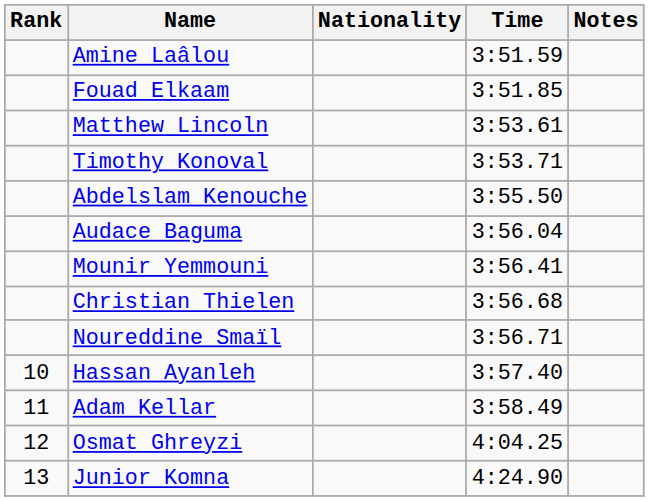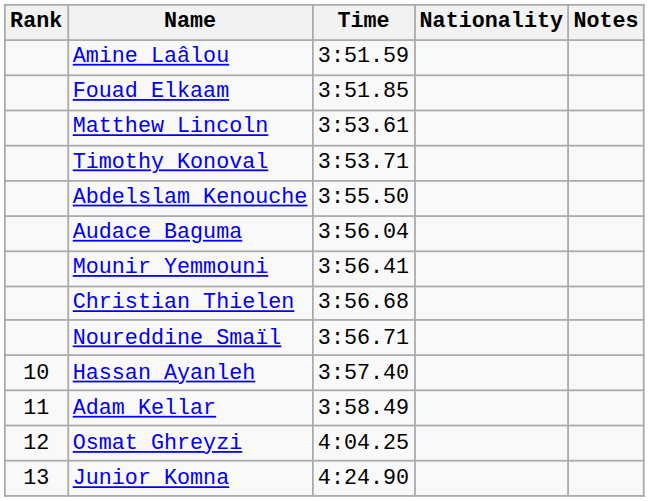columns swapped: (390, 23) <-> (517, 23)
